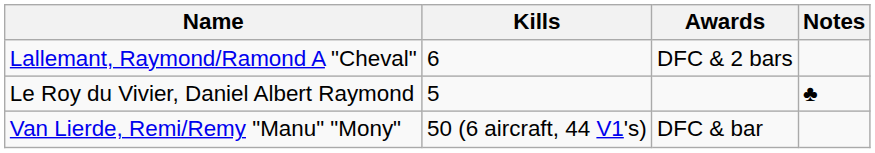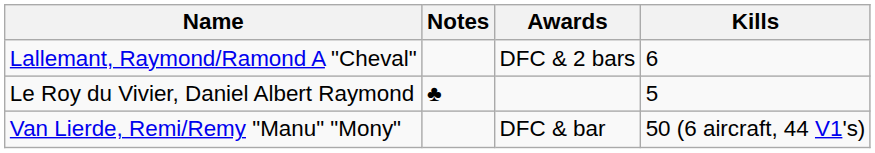columns swapped: (537, 22) <-> (834, 22)
